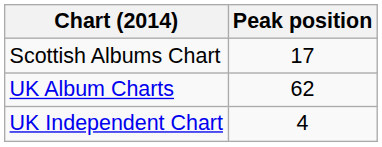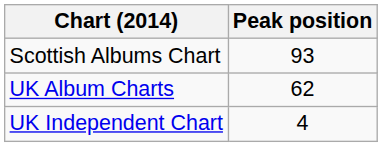(303, 55) 17 -> (303, 55) 93
